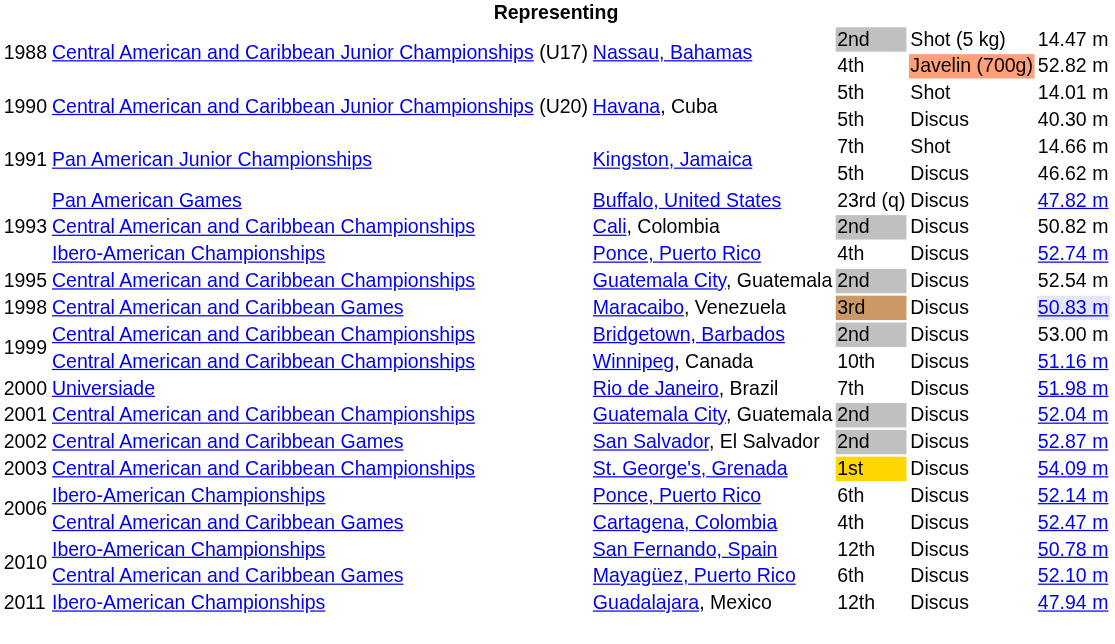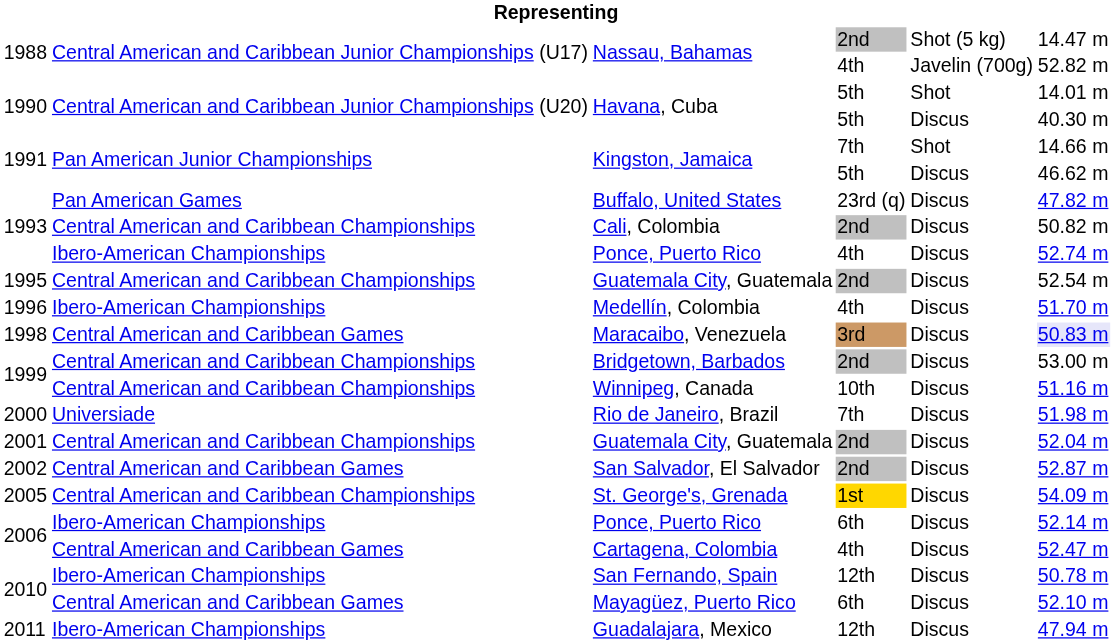(972, 66) lightsalmon background -> (972, 66) no background
+ row: (676, 307)
(25, 468) 2003 -> (25, 495) 2005
